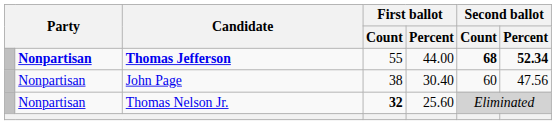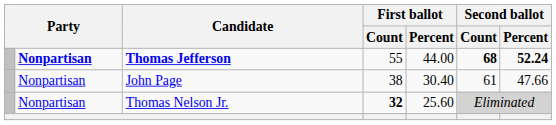(533, 59) 52.34 -> (533, 59) 52.24
(490, 80) 60 -> (490, 80) 61
(533, 80) 47.56 -> (533, 80) 47.66
